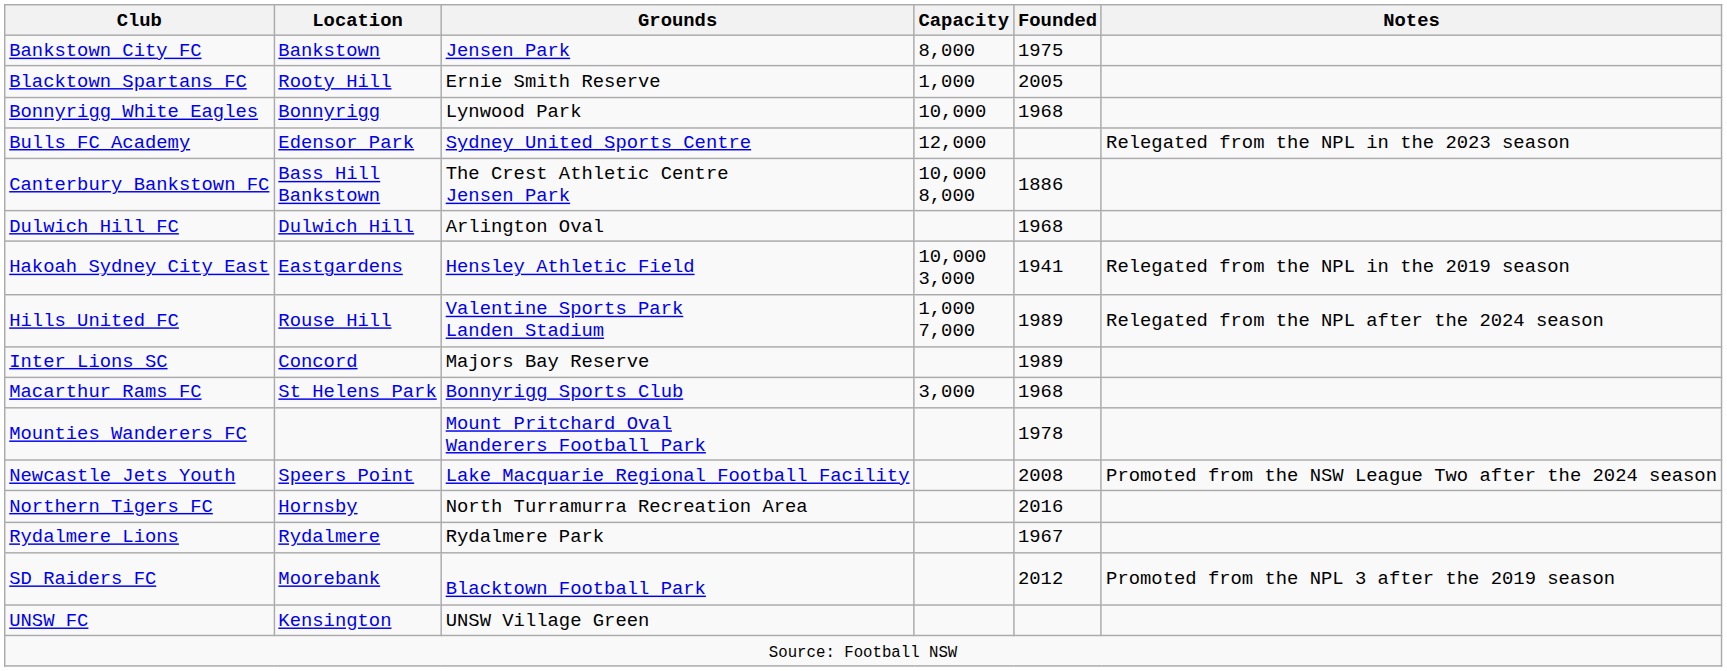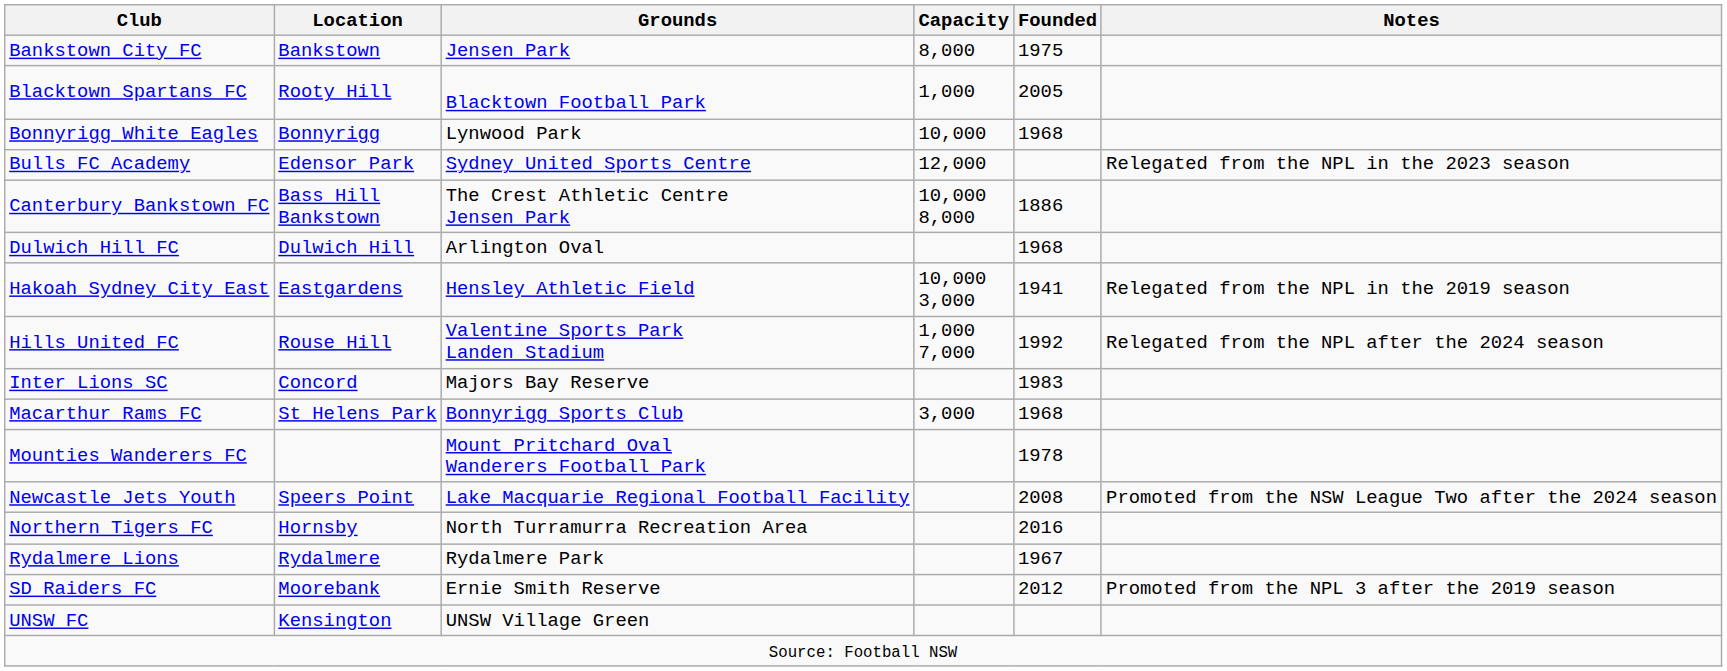(553, 82) Ernie Smith Reserve -> (576, 103) Blacktown Football Park
(1041, 320) 1989 -> (1041, 342) 1992
(1041, 362) 1989 -> (1041, 384) 1983
(576, 590) Blacktown Football Park -> (553, 590) Ernie Smith Reserve
